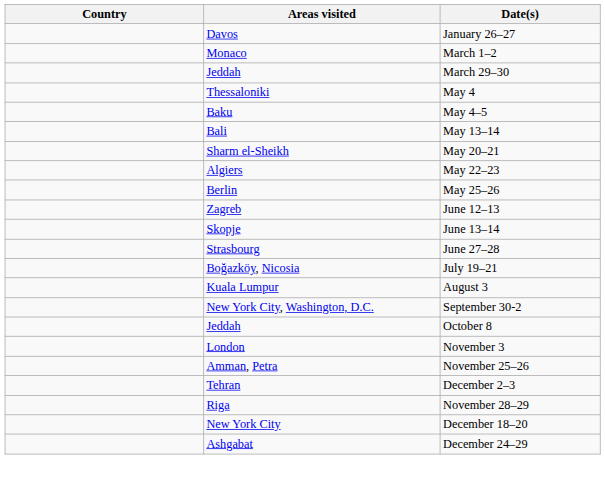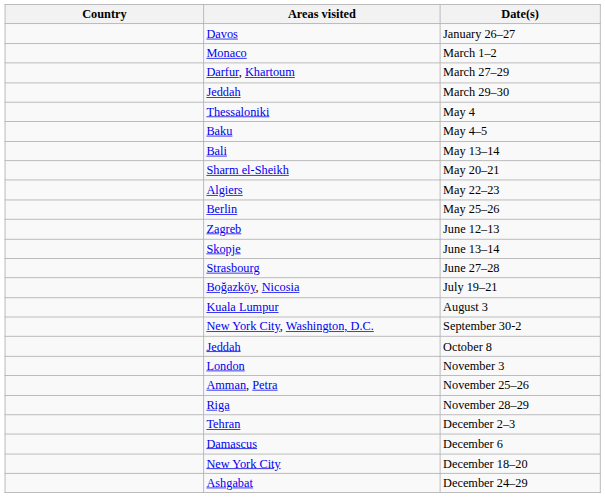+ row: (476, 72)
rows swapped: (486, 405) <-> (479, 385)
+ row: (473, 444)
